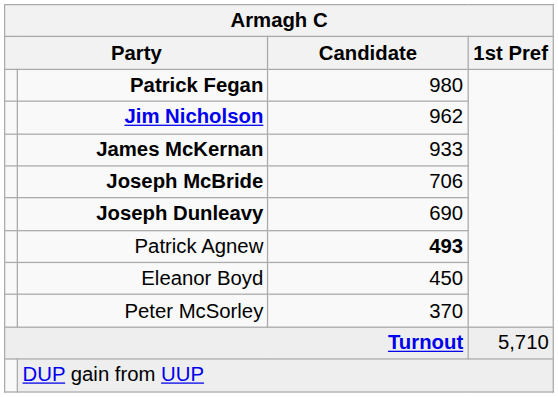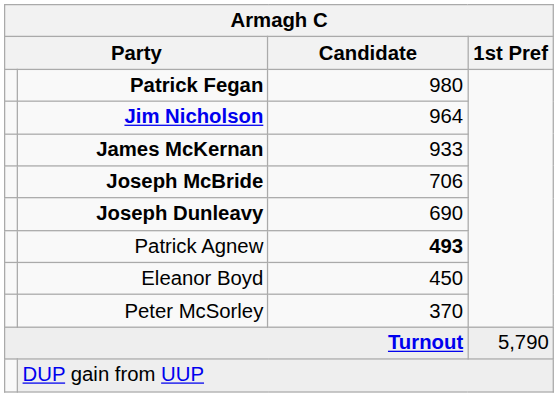(446, 117) 962 -> (446, 117) 964
(523, 342) 5,710 -> (523, 342) 5,790
